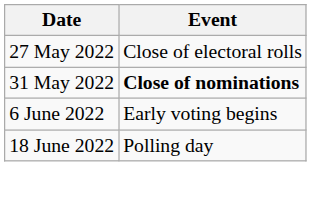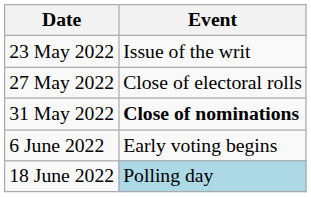+ row: (62, 51)
(168, 144) no background -> (168, 176) lightblue background
